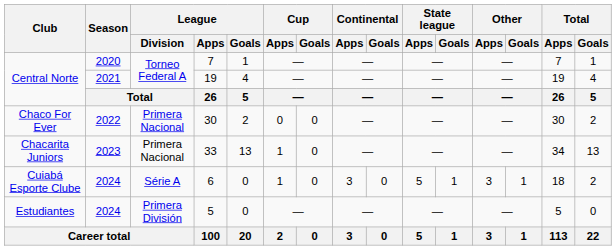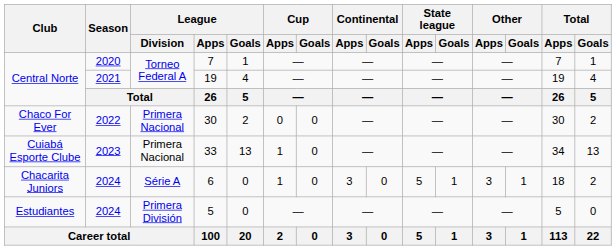(45, 151) Chacarita Juniors -> (45, 151) Cuiabá Esporte Clube
(45, 181) Cuiabá Esporte Clube -> (45, 181) Chacarita Juniors
